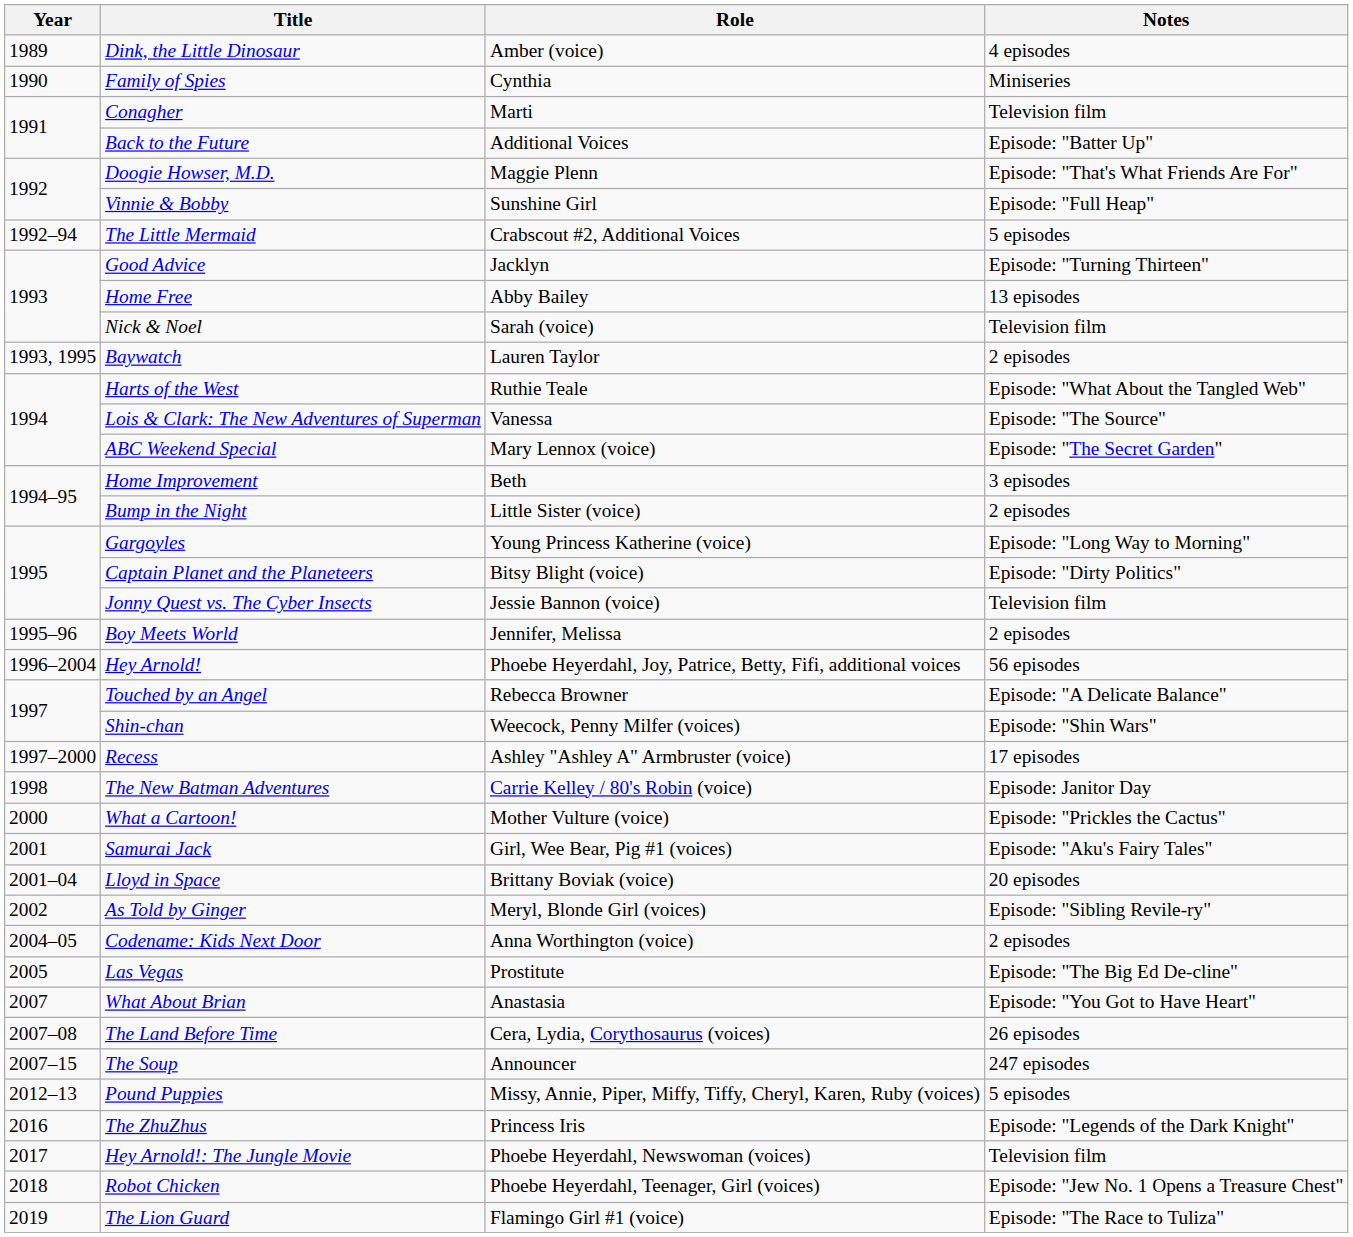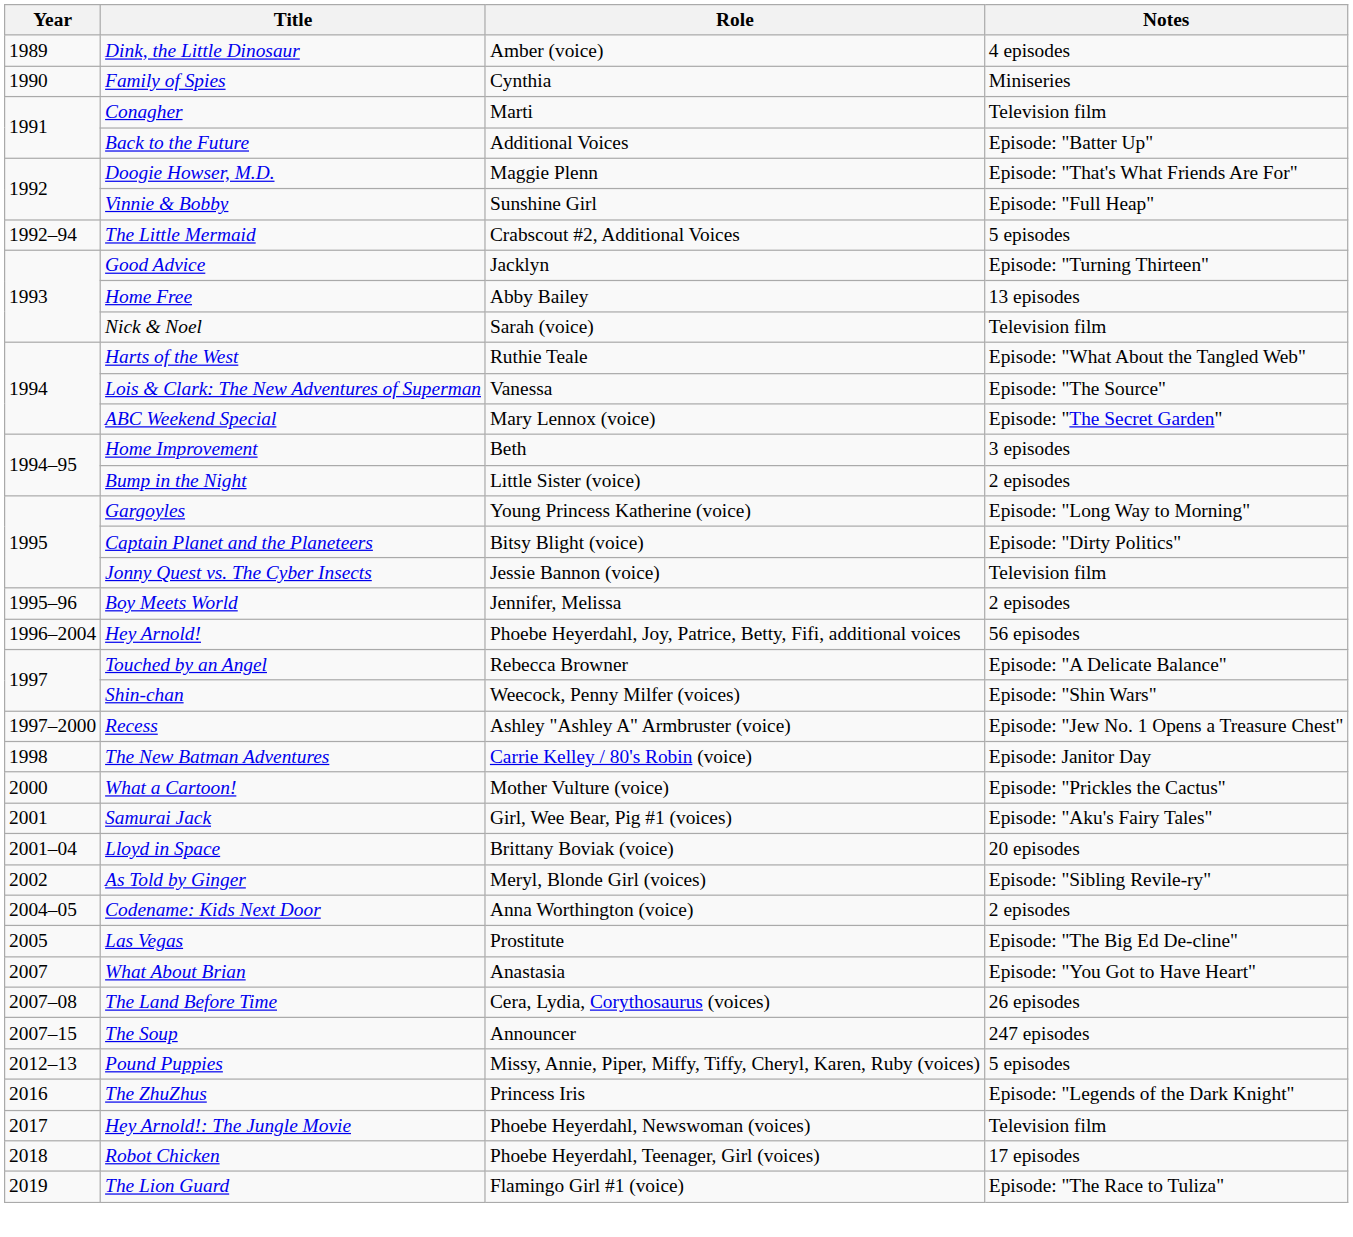- row: (143, 357)
(1034, 756) 17 episodes -> (1166, 726) Episode: "Jew No. 1 Opens a Treasure Chest"
(1166, 1186) Episode: "Jew No. 1 Opens a Treasure Chest" -> (1034, 1155) 17 episodes
